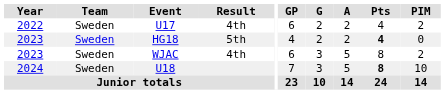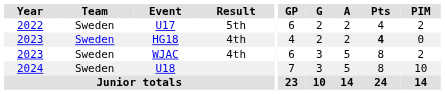(236, 25) 4th -> (236, 25) 5th
(236, 40) 5th -> (236, 40) 4th
(381, 68) bold -> (381, 68) normal
